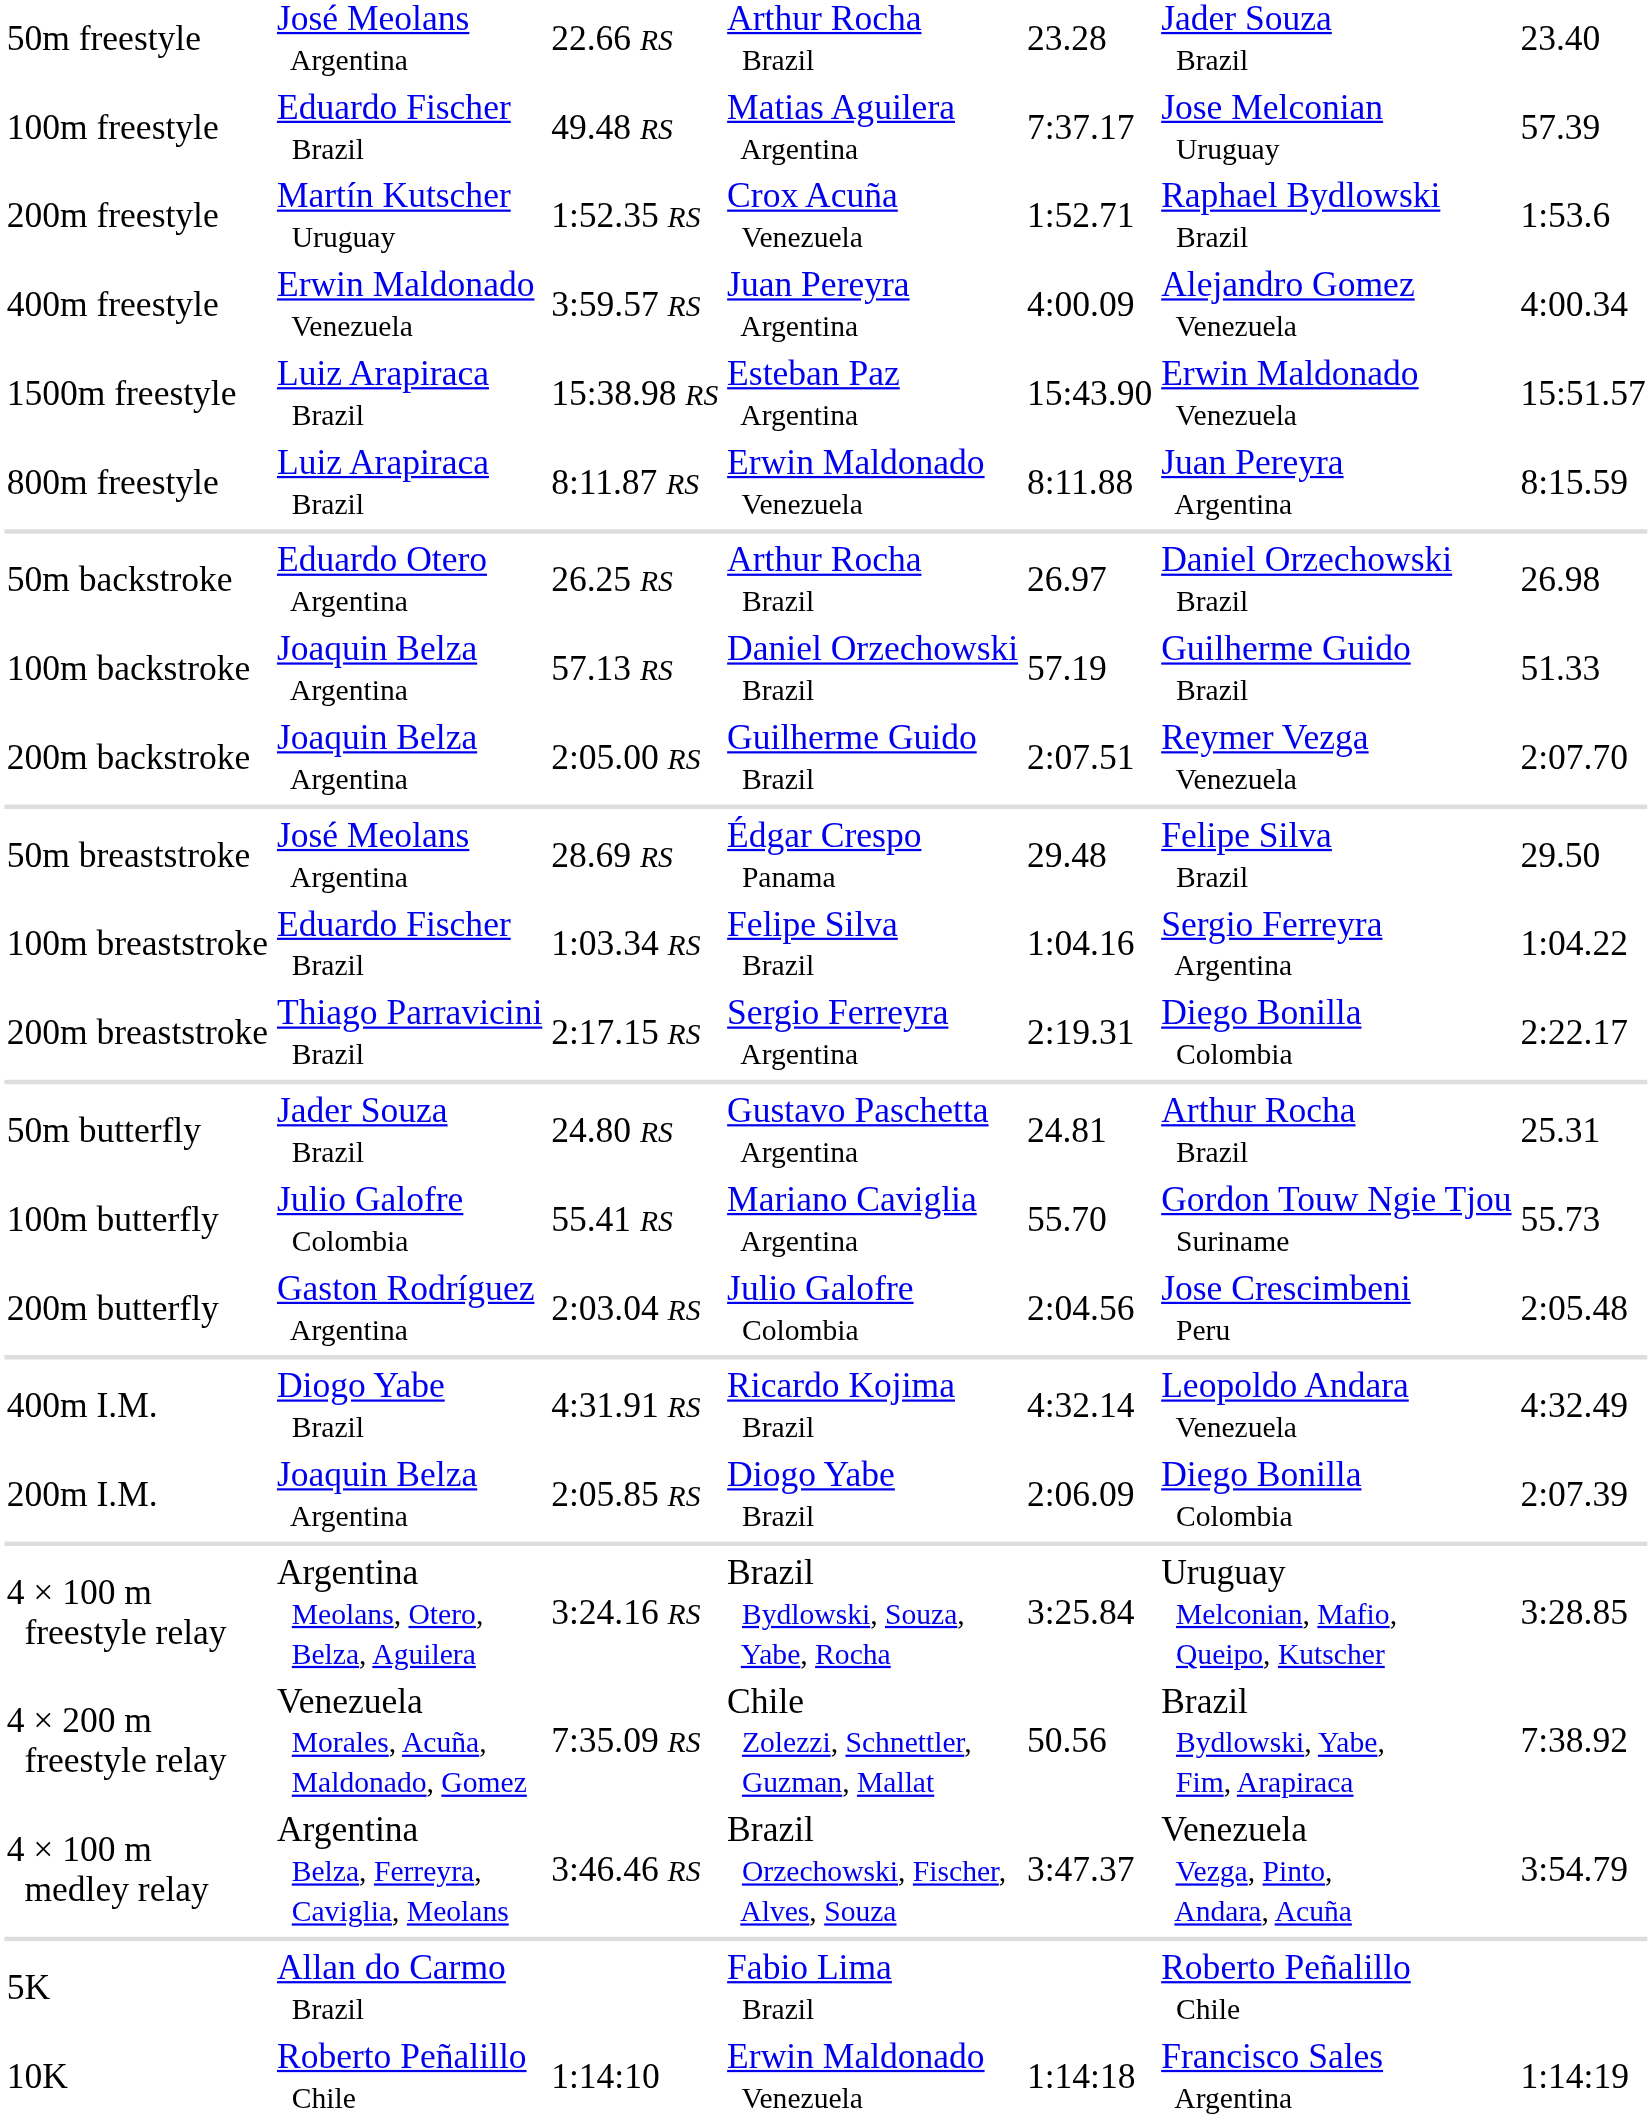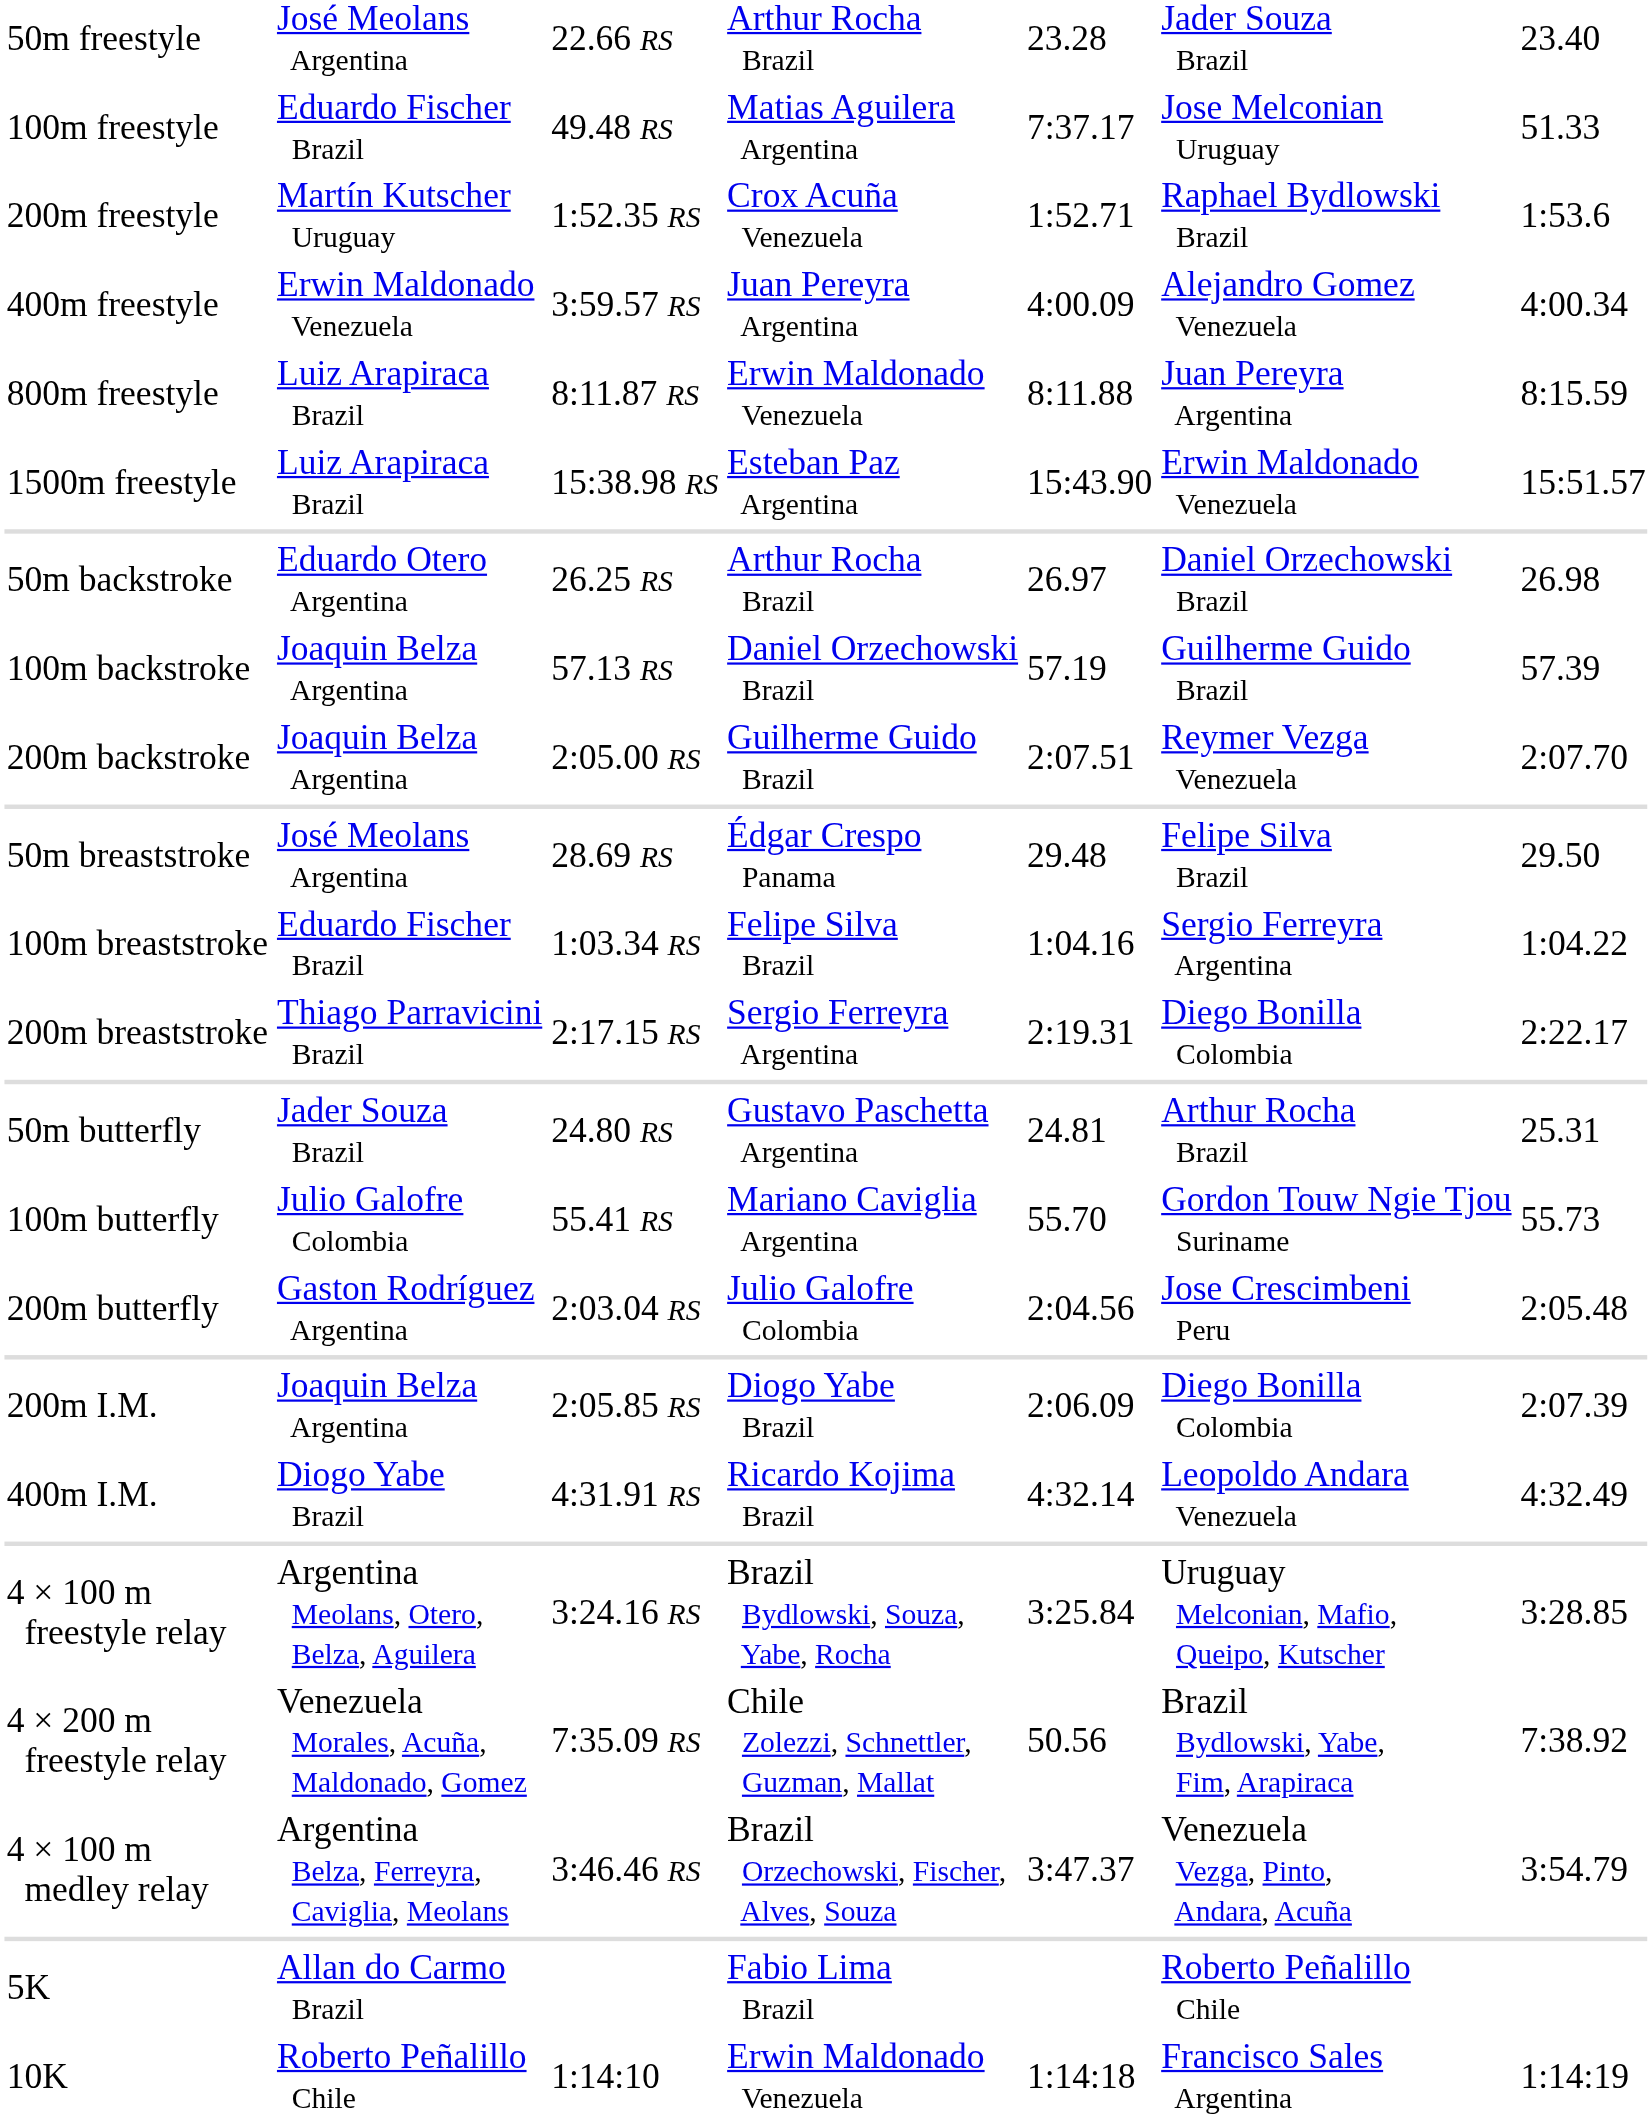(1560, 126) 57.39 -> (1560, 126) 51.33
rows swapped: (113, 482) <-> (122, 393)
(1560, 668) 51.33 -> (1560, 668) 57.39
rows swapped: (82, 1494) <-> (82, 1405)
